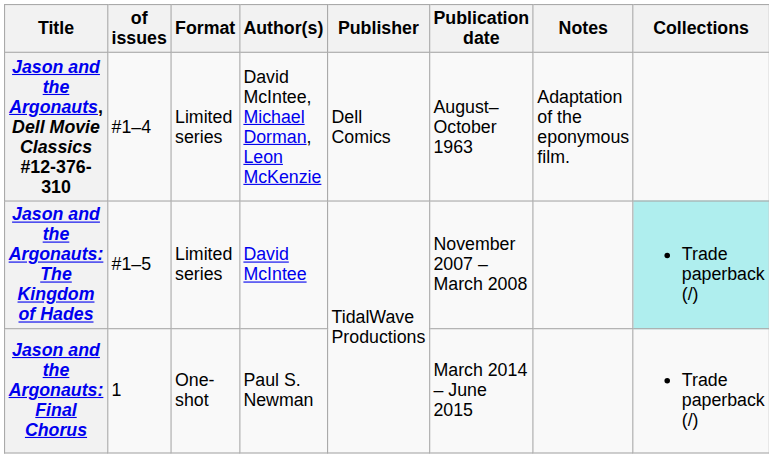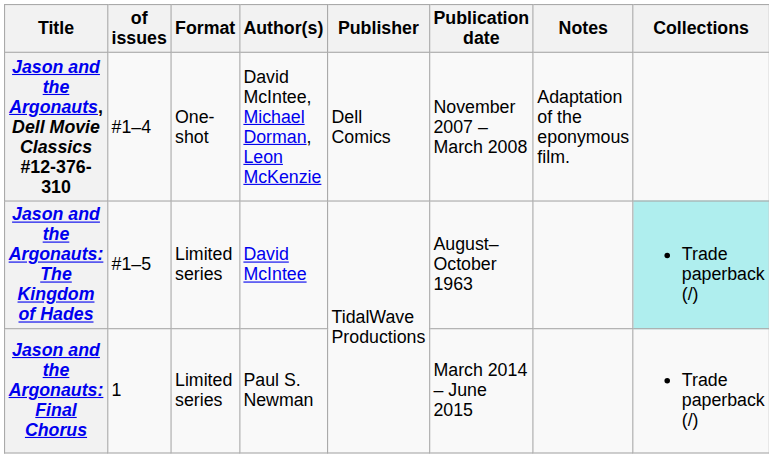(204, 126) Limited series -> (195, 126) One-shot
(466, 126) August–October 1963 -> (480, 126) November 2007 – March 2008
(480, 264) November 2007 – March 2008 -> (466, 264) August–October 1963
(195, 390) One-shot -> (204, 390) Limited series
